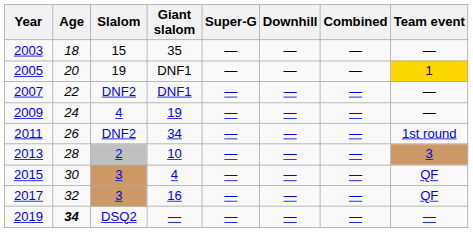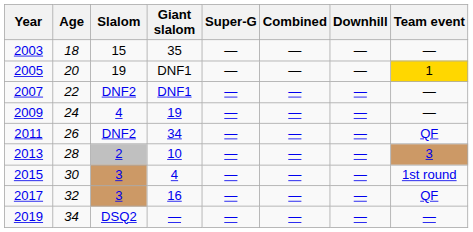columns swapped: (290, 22) <-> (356, 22)
(429, 133) 1st round -> (429, 133) QF
(429, 175) QF -> (429, 175) 1st round
(72, 216) bold -> (72, 216) normal
